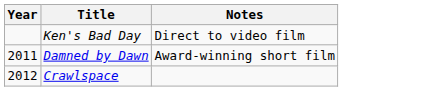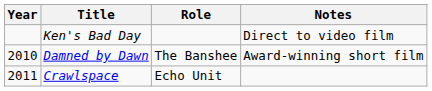+ column: (196, 15)
(22, 55) 2011 -> (22, 55) 2010
(22, 76) 2012 -> (22, 76) 2011
